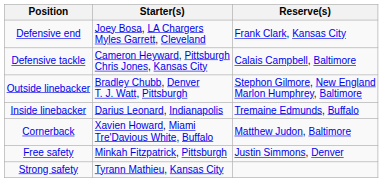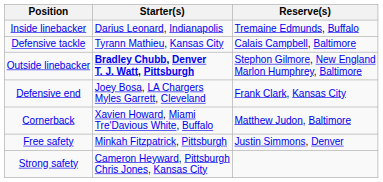rows swapped: (48, 34) <-> (48, 110)
(162, 61) Cameron Heyward, Pittsburgh Chris Jones, Kansas City -> (159, 44) Tyrann Mathieu, Kansas City
(147, 88) normal -> (151, 66) bold
(159, 169) Tyrann Mathieu, Kansas City -> (162, 164) Cameron Heyward, Pittsburgh Chris Jones, Kansas City
